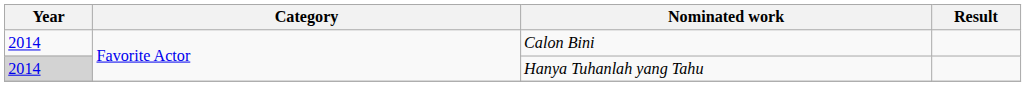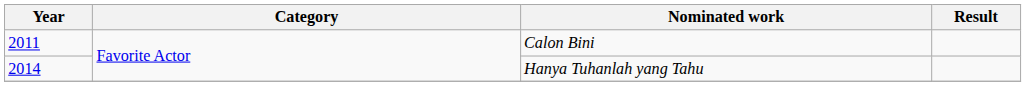(24, 42) 2014 -> (24, 42) 2011
(24, 68) lightgrey background -> (24, 68) no background
